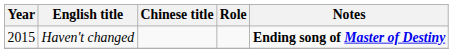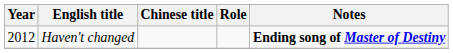(21, 37) 2015 -> (21, 37) 2012
